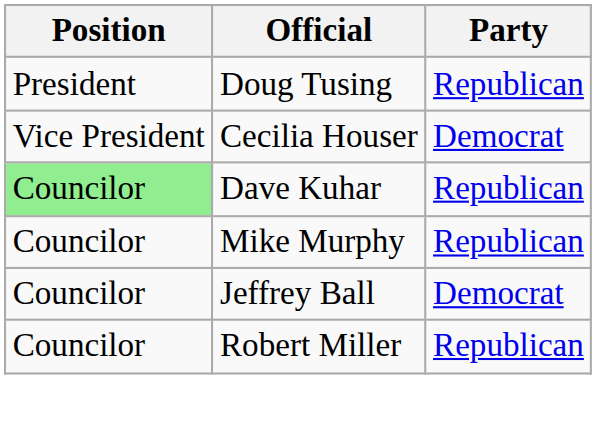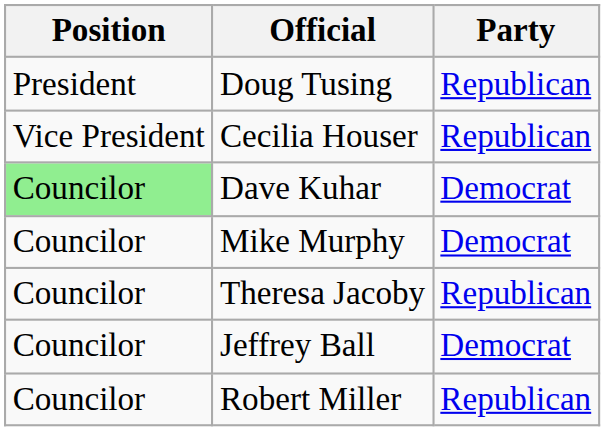(498, 135) Democrat -> (516, 135) Republican
(508, 188) Republican -> (506, 188) Democrat
(508, 240) Republican -> (506, 240) Democrat
+ row: (323, 293)
